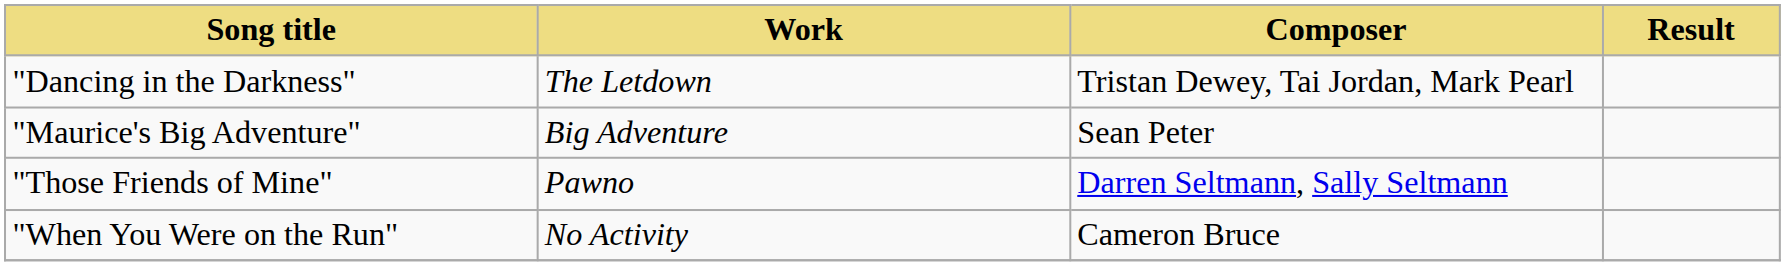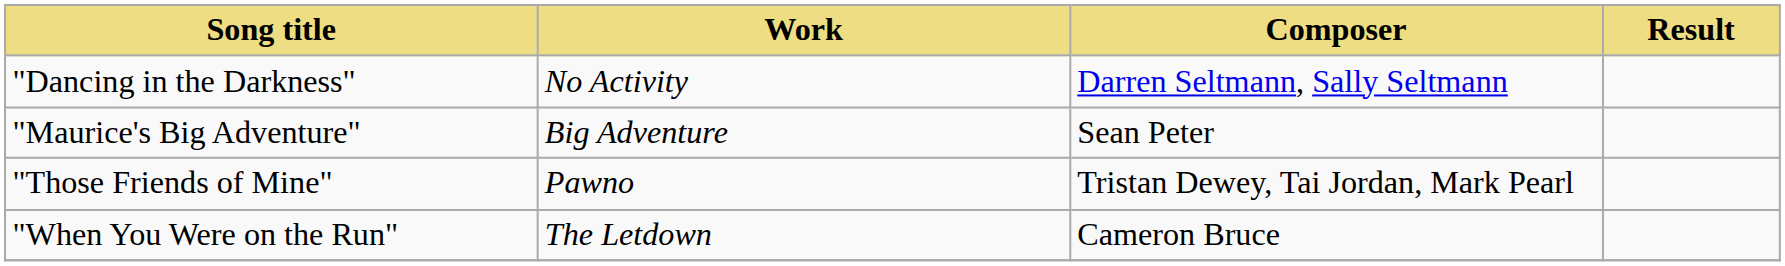(628, 81) The Letdown -> (616, 81) No Activity
(1326, 81) Tristan Dewey, Tai Jordan, Mark Pearl -> (1293, 81) Darren Seltmann, Sally Seltmann
(1293, 183) Darren Seltmann, Sally Seltmann -> (1326, 183) Tristan Dewey, Tai Jordan, Mark Pearl
(616, 234) No Activity -> (628, 234) The Letdown
